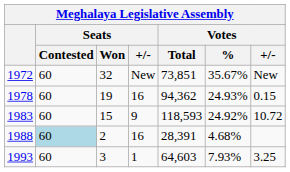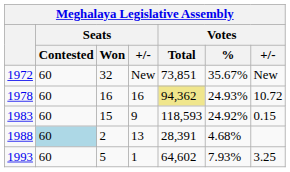(106, 95) 19 -> (106, 95) 16
(179, 95) no background -> (179, 95) khaki background
(265, 95) 0.15 -> (268, 95) 10.72
(268, 116) 10.72 -> (265, 116) 0.15
(137, 136) 16 -> (137, 136) 13
(103, 156) 3 -> (103, 156) 5
(179, 156) 64,603 -> (179, 156) 64,602
